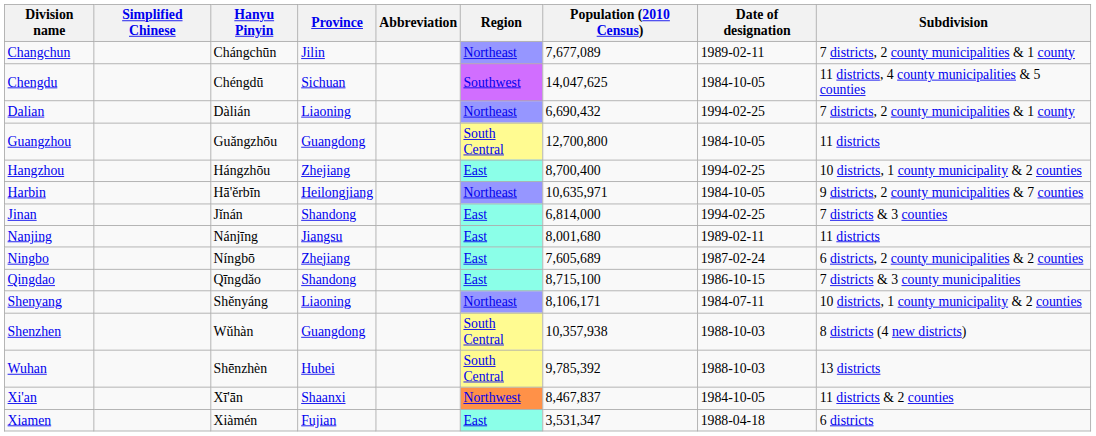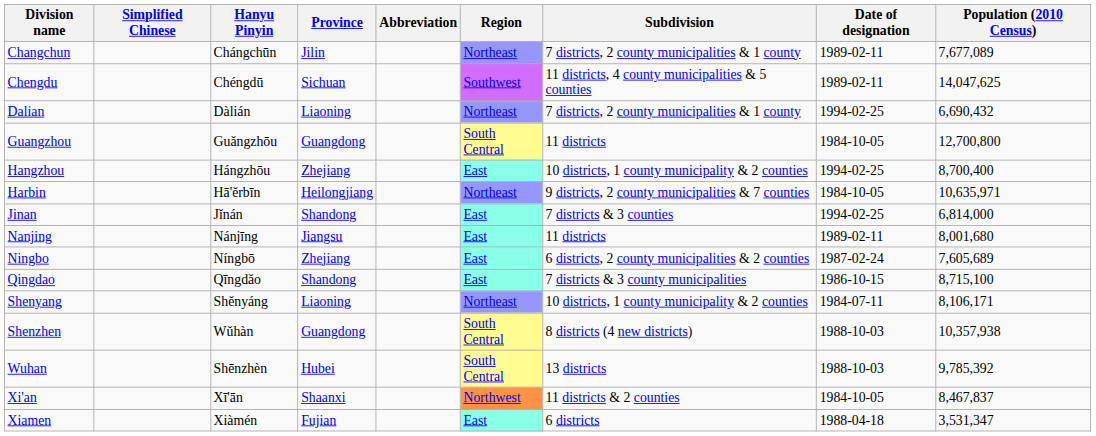columns swapped: (620, 23) <-> (954, 23)
(733, 82) 1984-10-05 -> (852, 82) 1989-02-11
